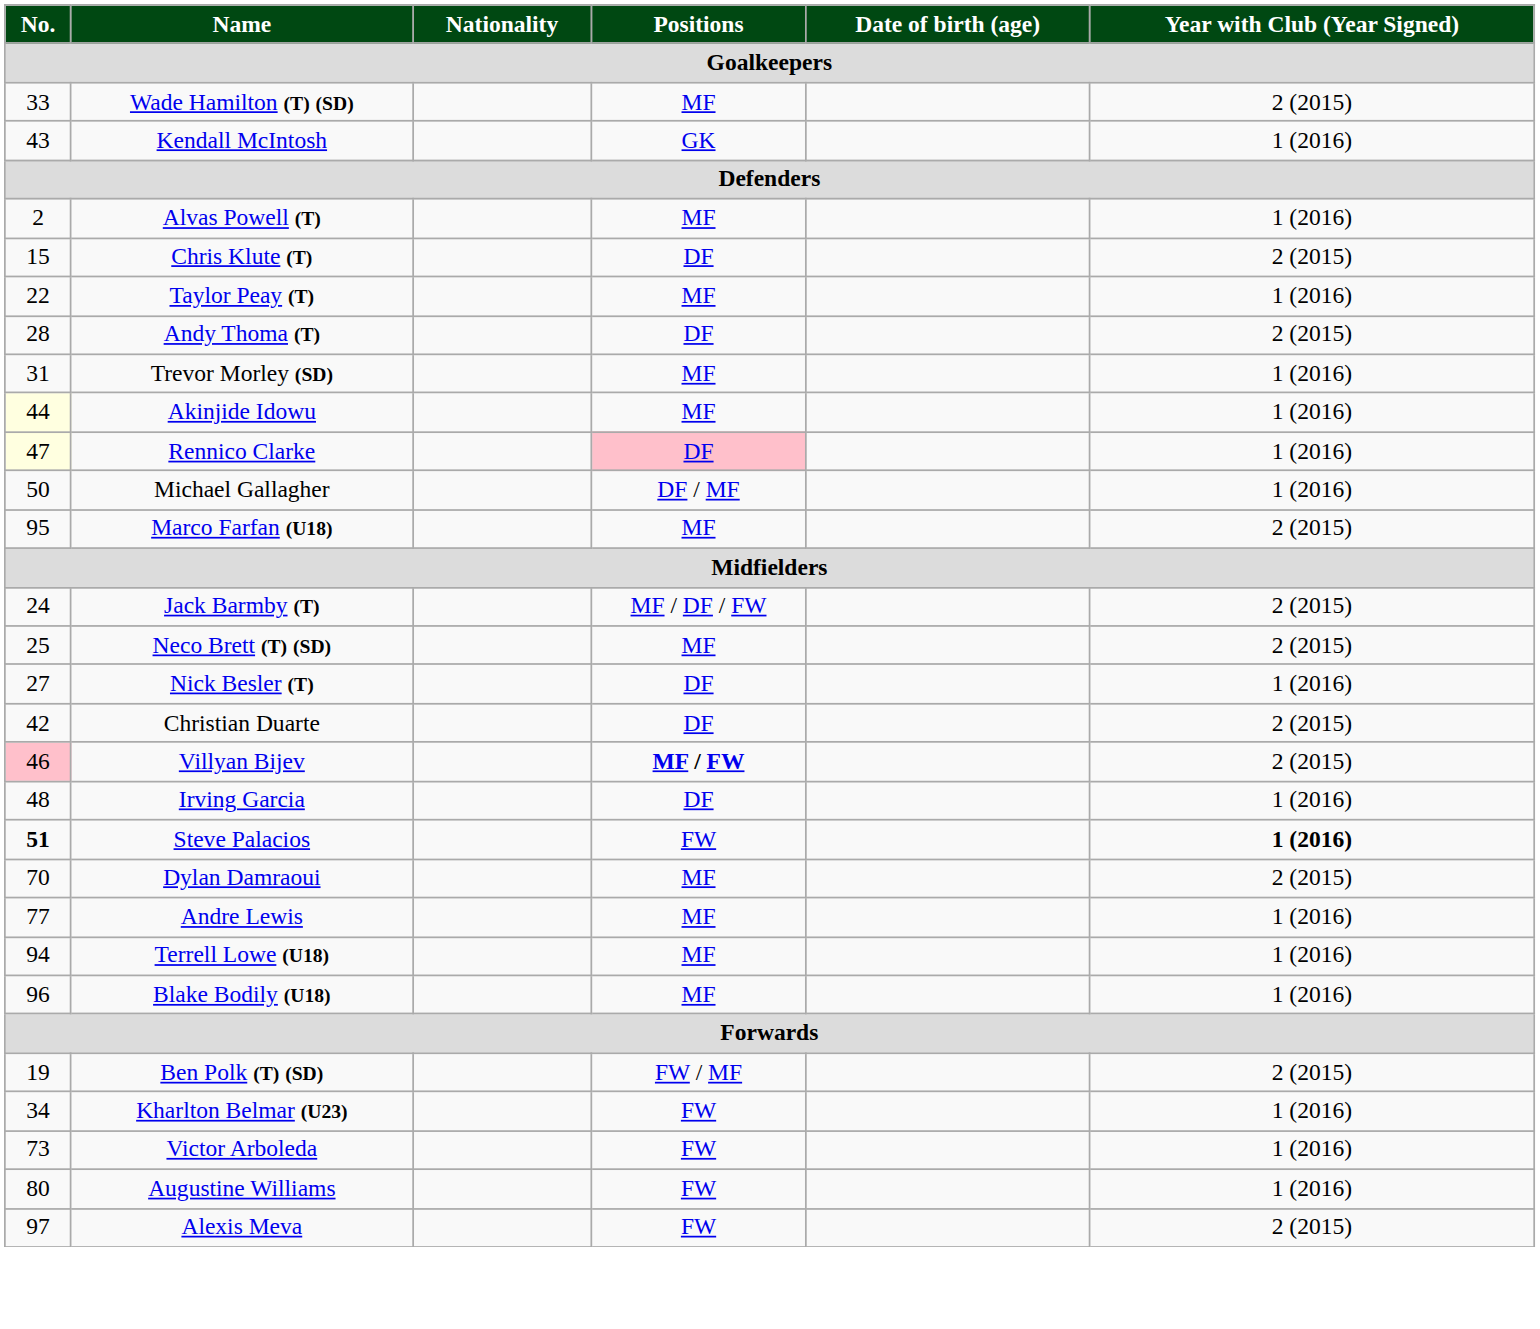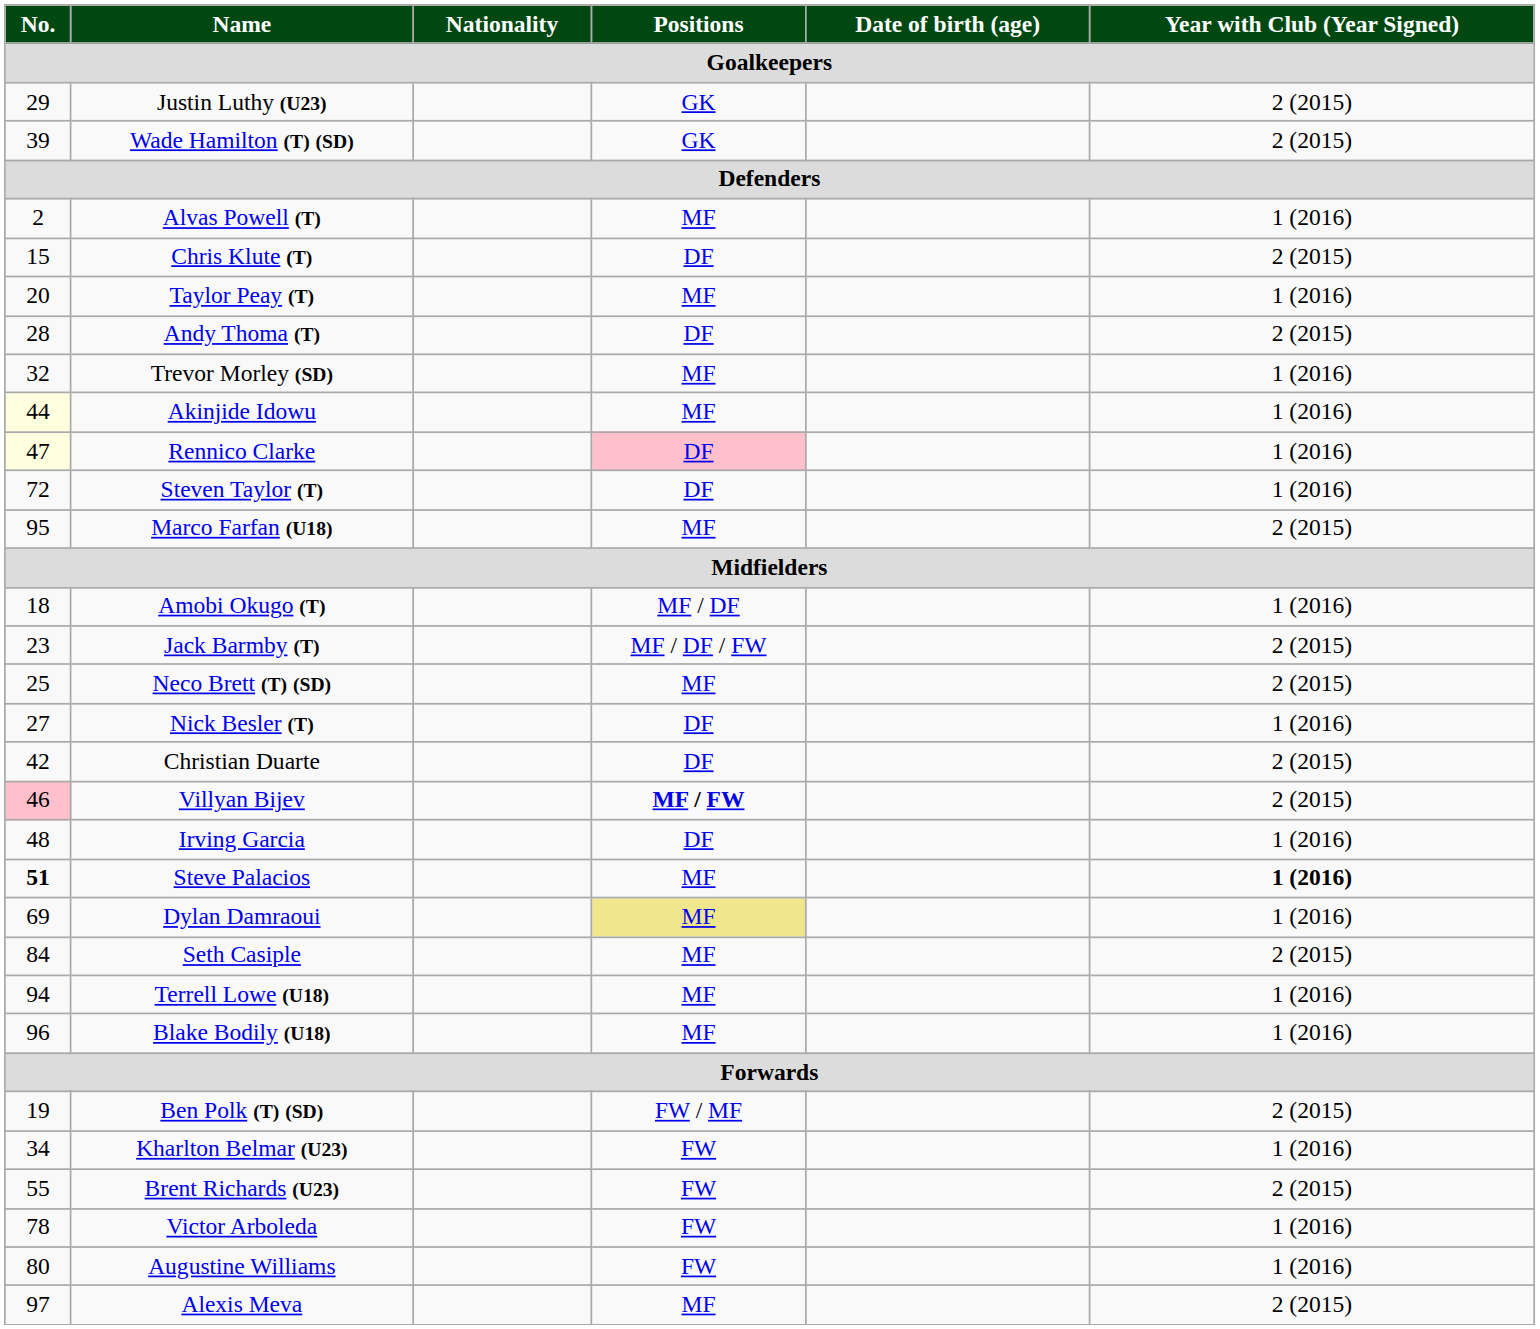+ row: (242, 101)
(38, 101) 33 -> (38, 139) 39
(699, 101) MF -> (699, 139) GK
- row: (242, 139)
(38, 295) 22 -> (38, 295) 20
(38, 372) 31 -> (38, 372) 32
- row: (242, 489)
+ row: (242, 489)
+ row: (242, 605)
(38, 605) 24 -> (38, 644) 23
(699, 838) FW -> (699, 877) MF
(38, 877) 70 -> (38, 916) 69
(699, 877) no background -> (699, 916) khaki background
(1312, 877) 2 (2015) -> (1312, 916) 1 (2016)
- row: (242, 916)
+ row: (242, 955)
+ row: (242, 1188)
(38, 1149) 73 -> (38, 1226) 78
(699, 1226) FW -> (699, 1304) MF
